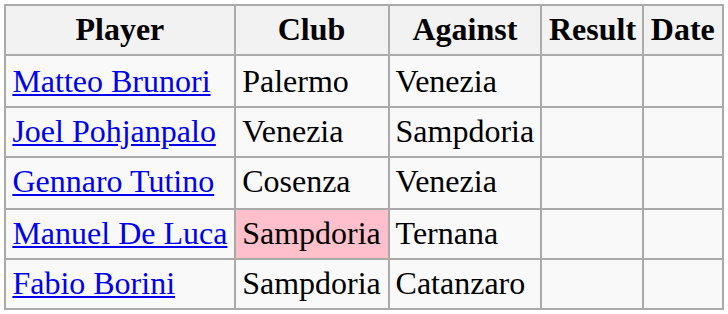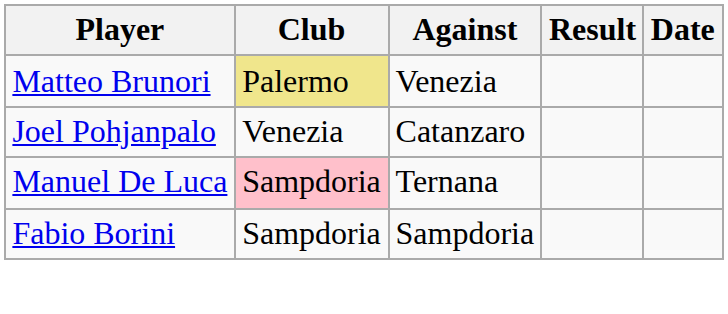(295, 80) no background -> (295, 80) khaki background
(465, 131) Sampdoria -> (460, 131) Catanzaro
- row: (113, 182)
(460, 283) Catanzaro -> (465, 232) Sampdoria
